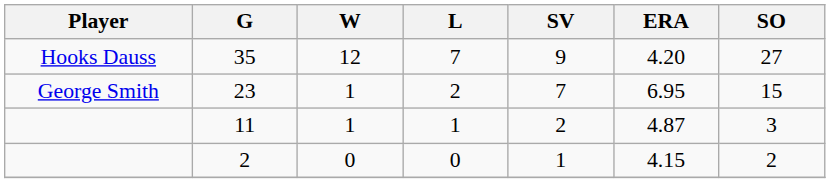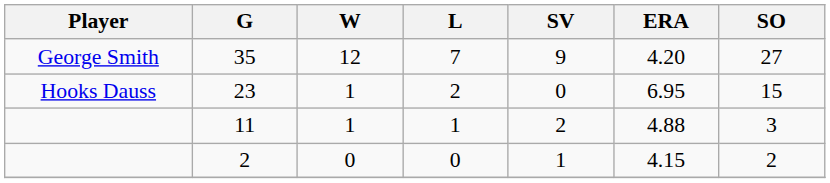(98, 56) Hooks Dauss -> (98, 56) George Smith
(98, 90) George Smith -> (98, 90) Hooks Dauss
(561, 90) 7 -> (561, 90) 0
(666, 125) 4.87 -> (666, 125) 4.88
